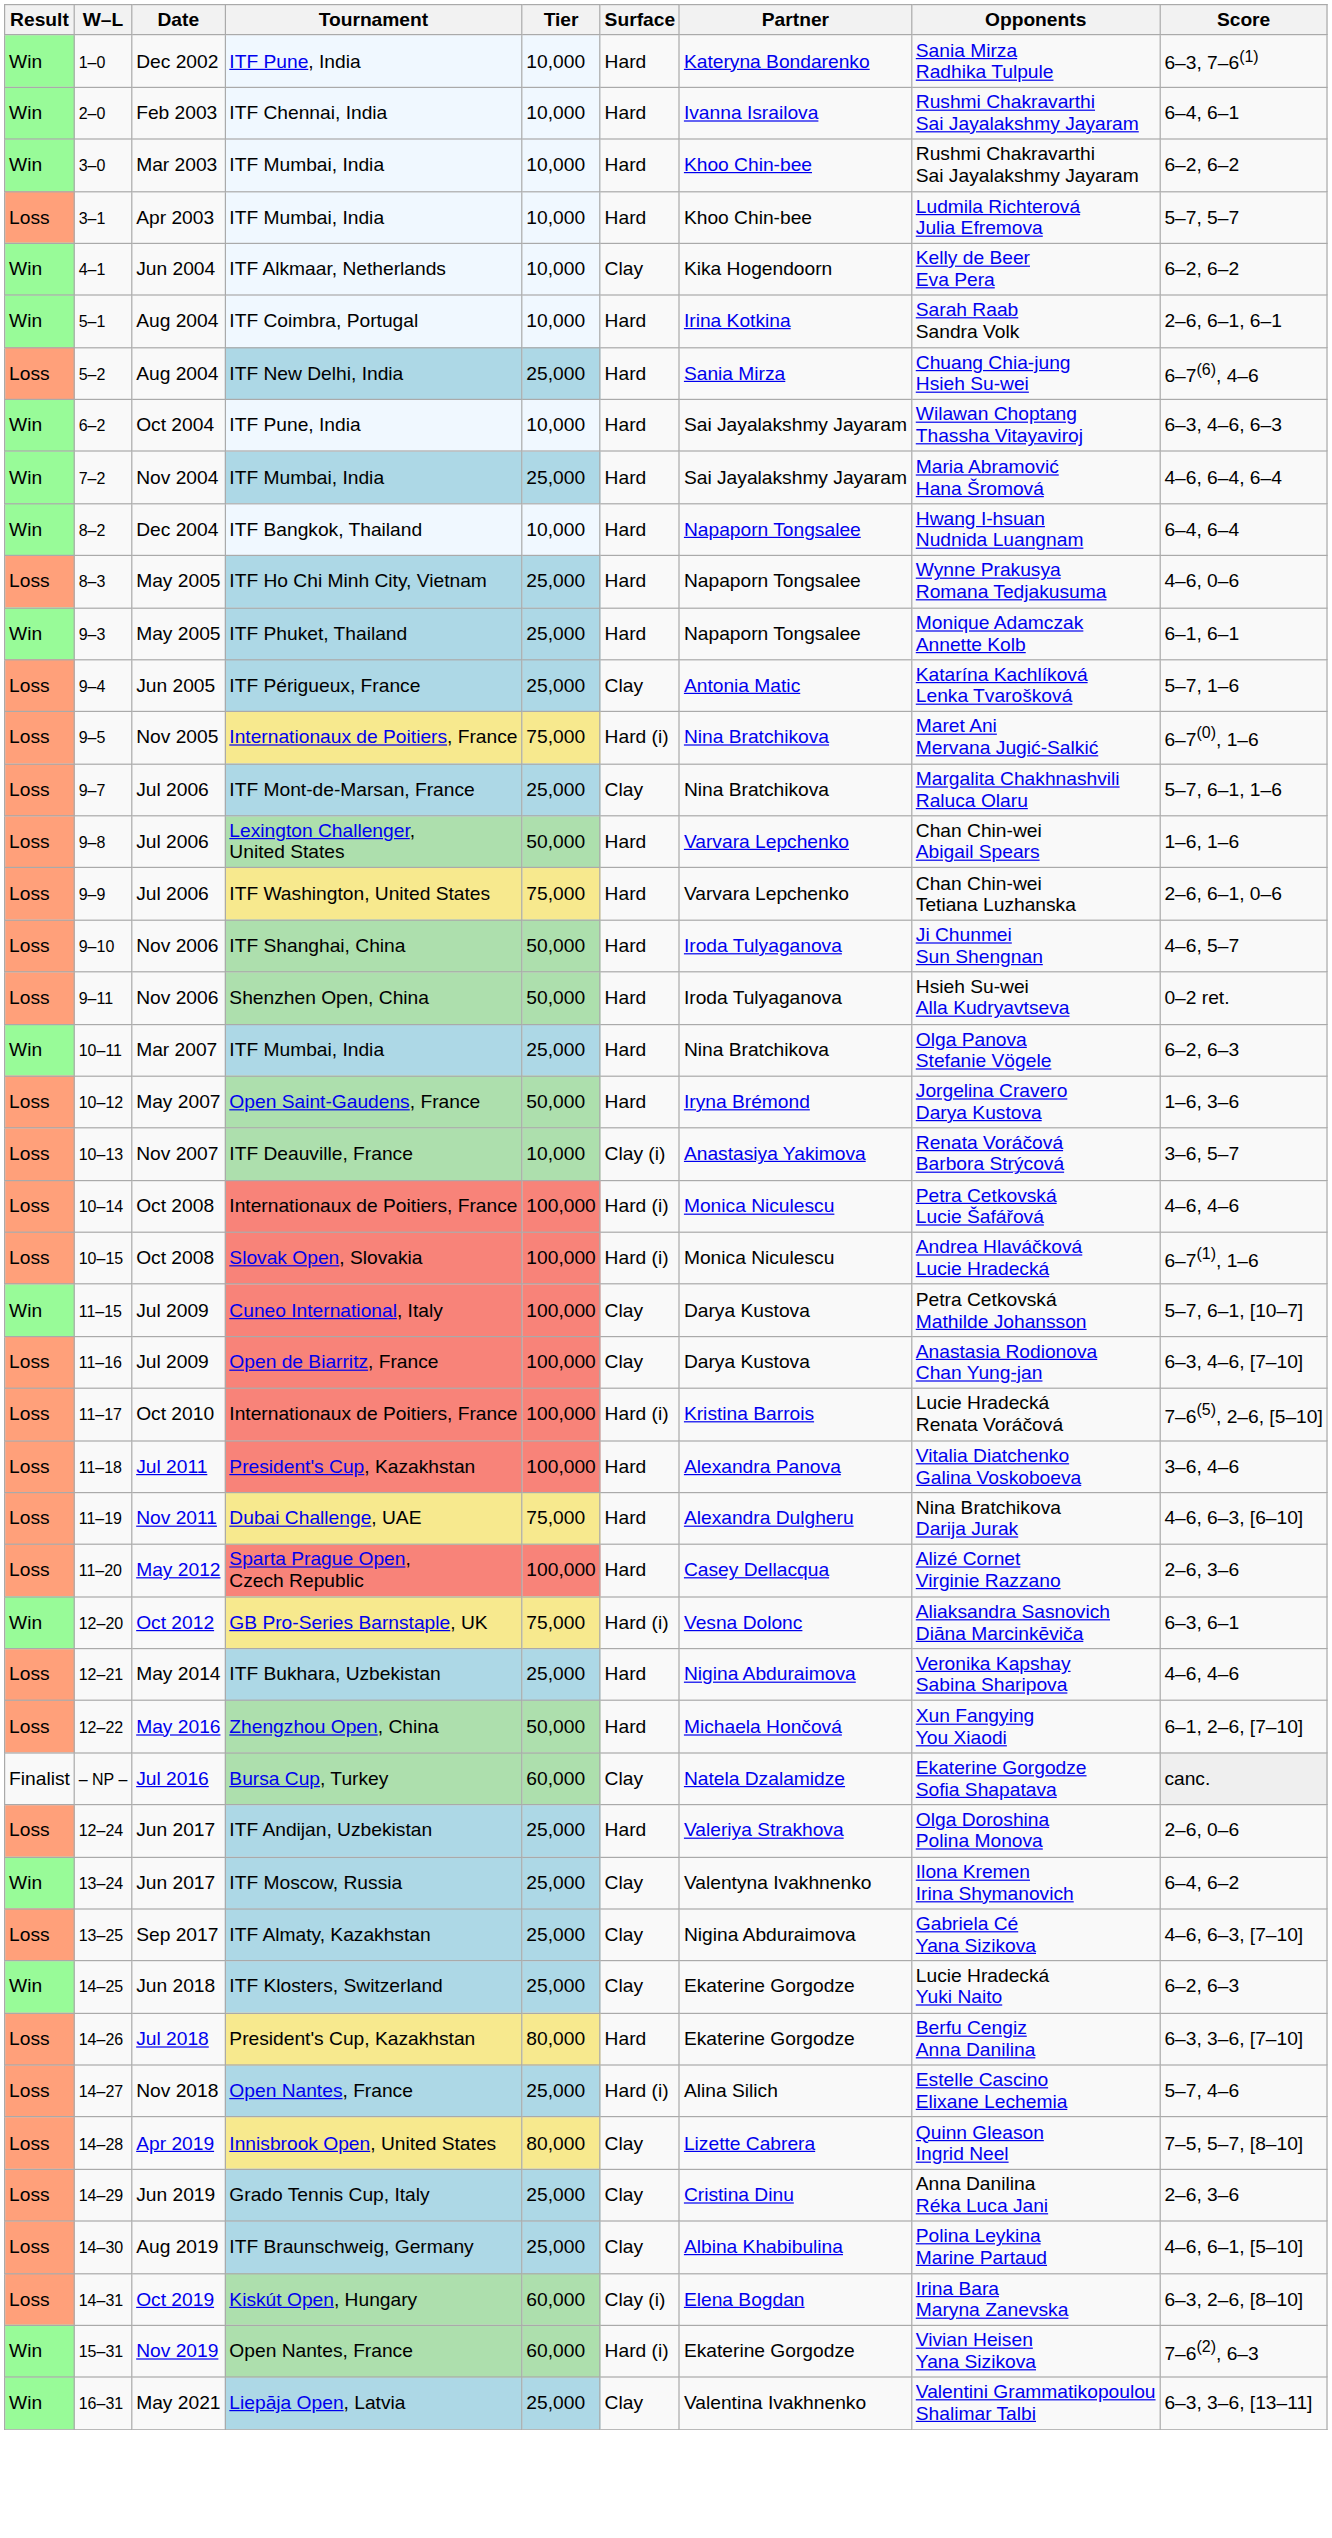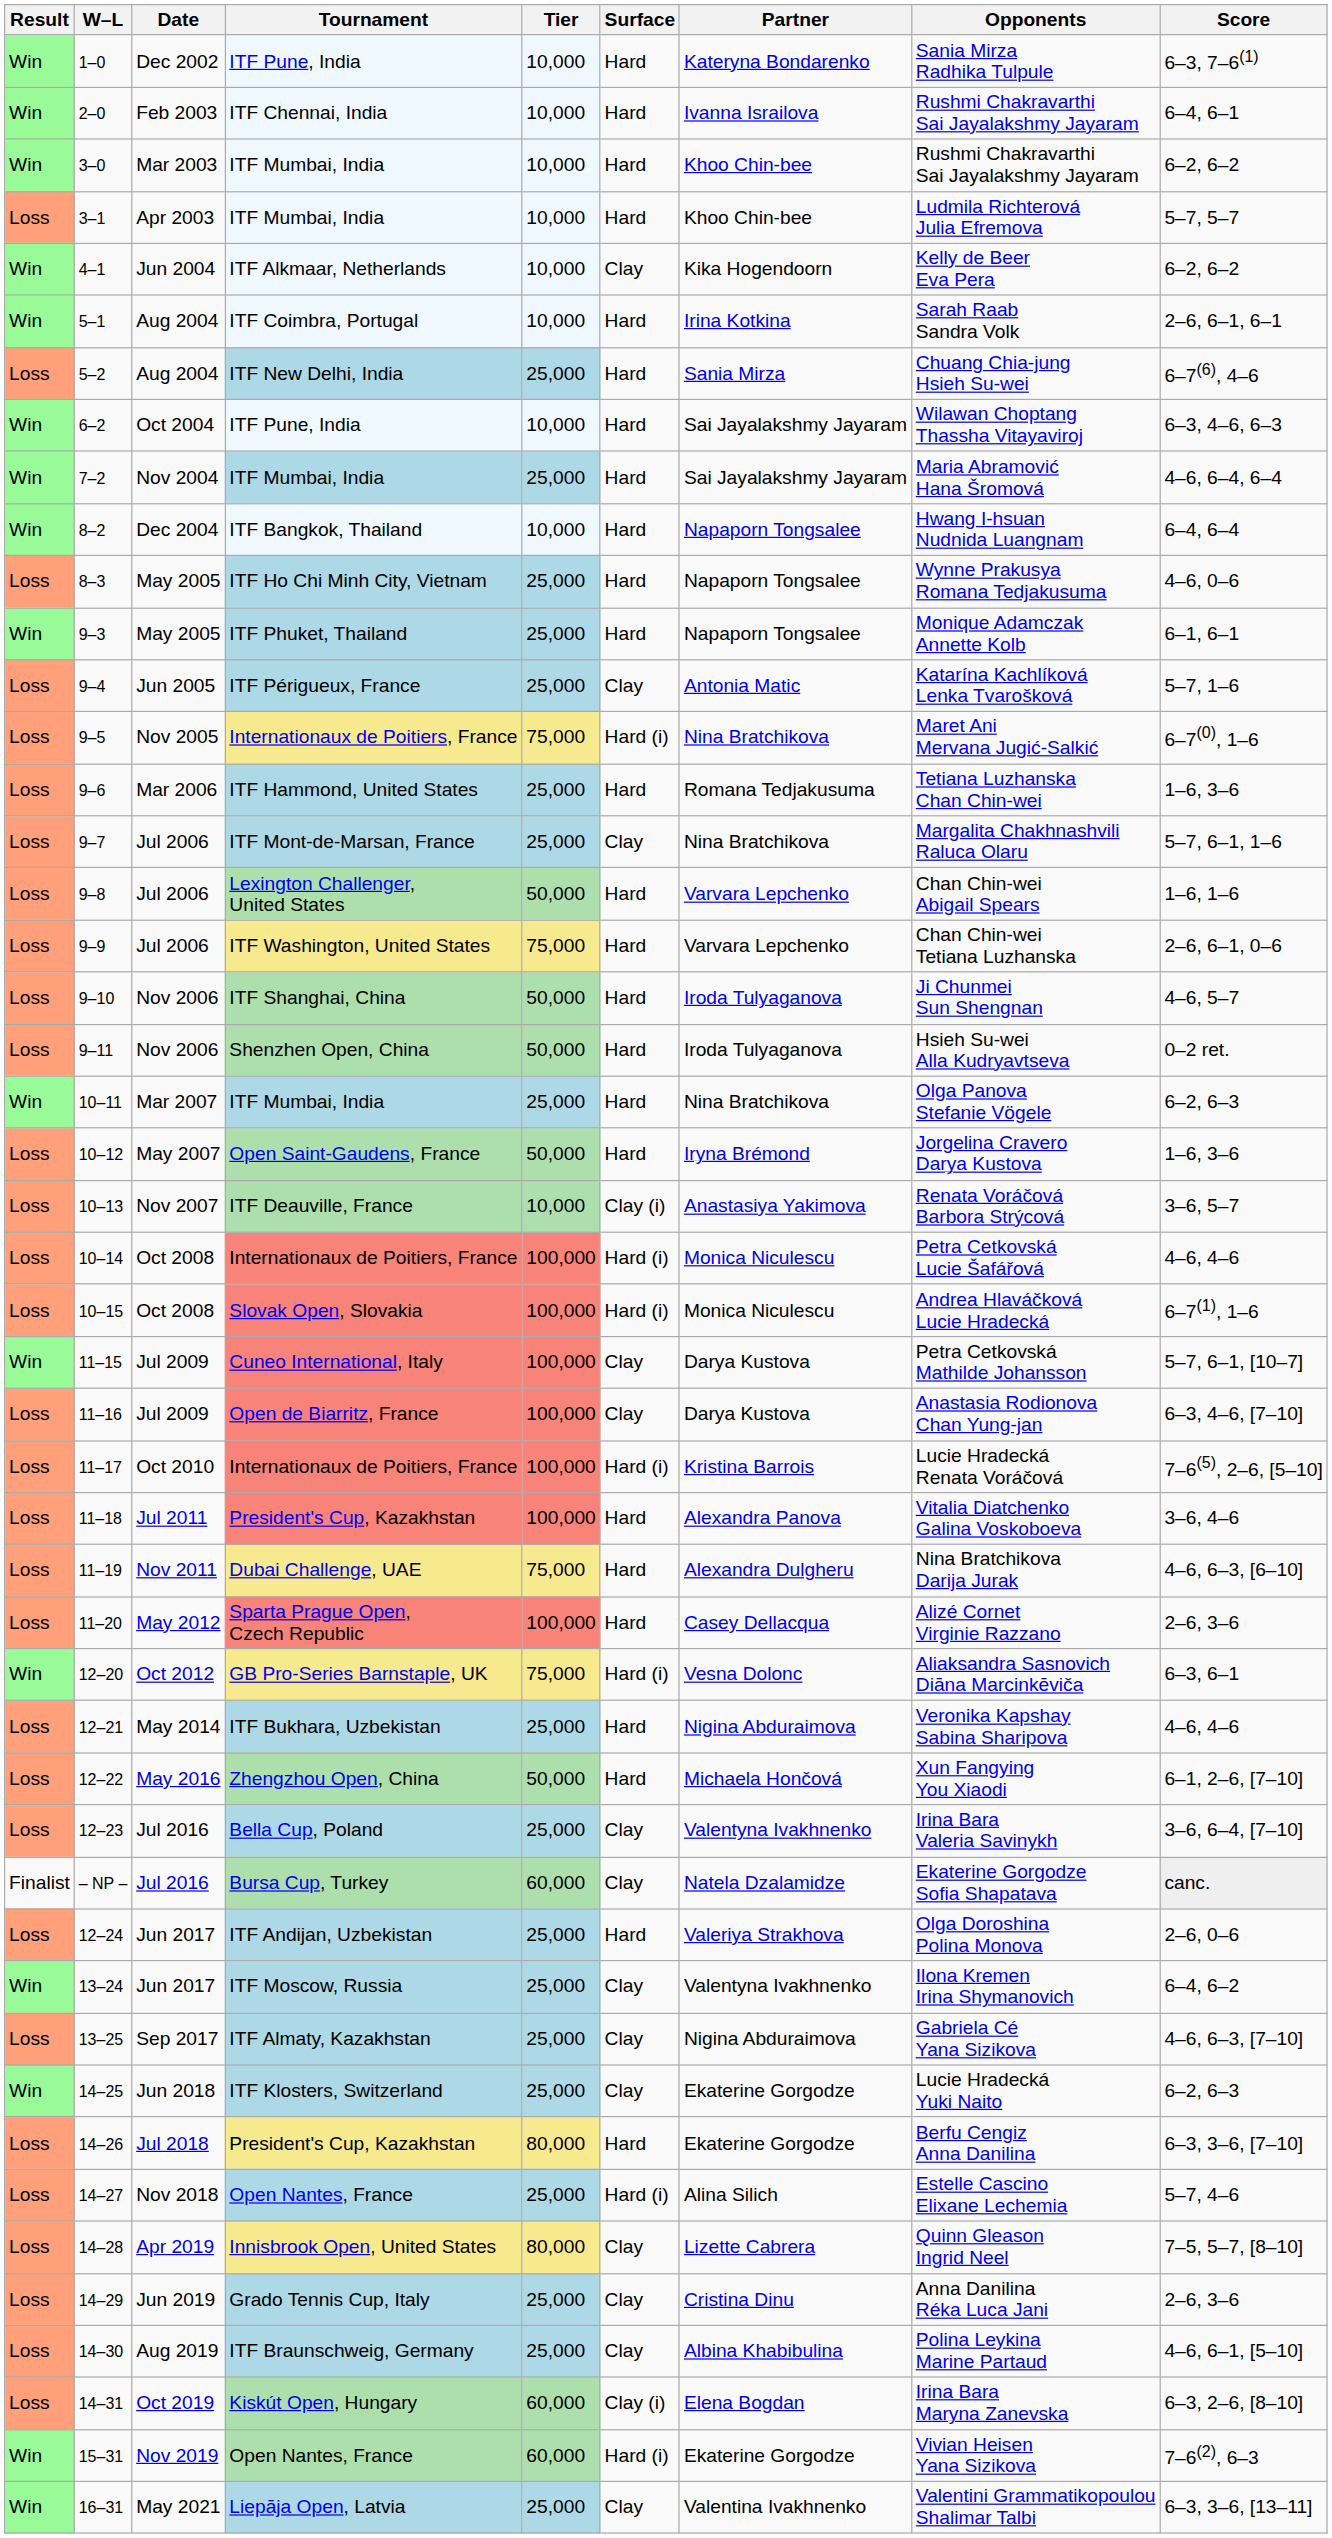+ row: (92, 790)
+ row: (101, 1831)
